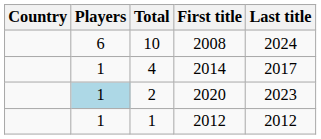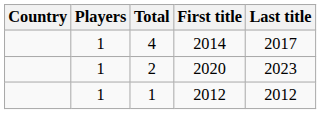- row: (152, 43)
(101, 95) lightblue background -> (101, 69) no background
